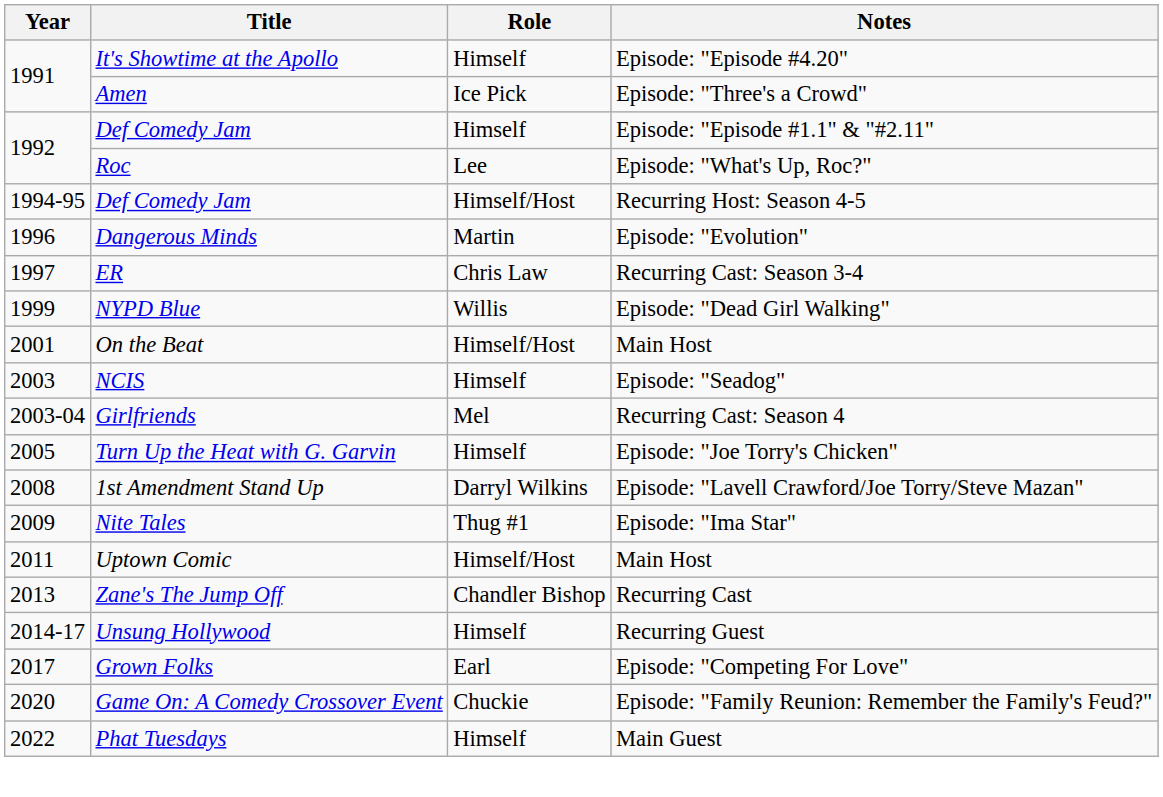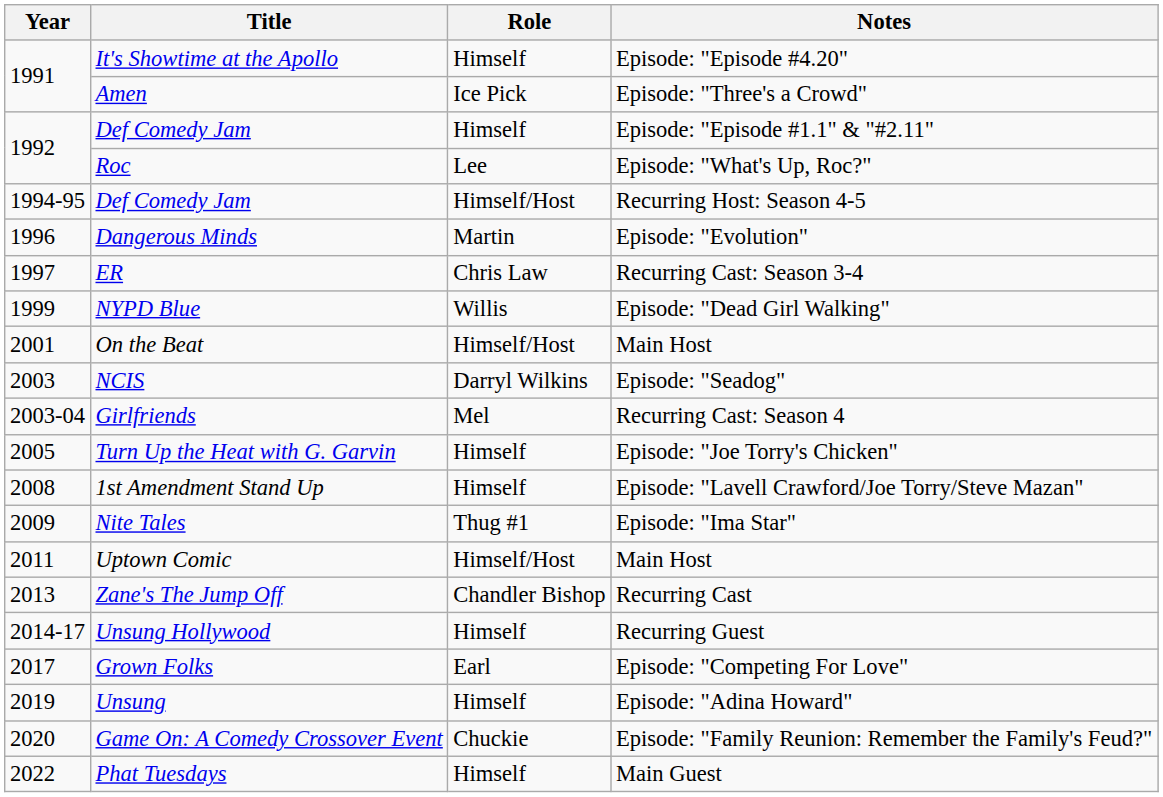(490, 380) Himself -> (521, 380) Darryl Wilkins
(521, 487) Darryl Wilkins -> (490, 487) Himself
+ row: (131, 702)
